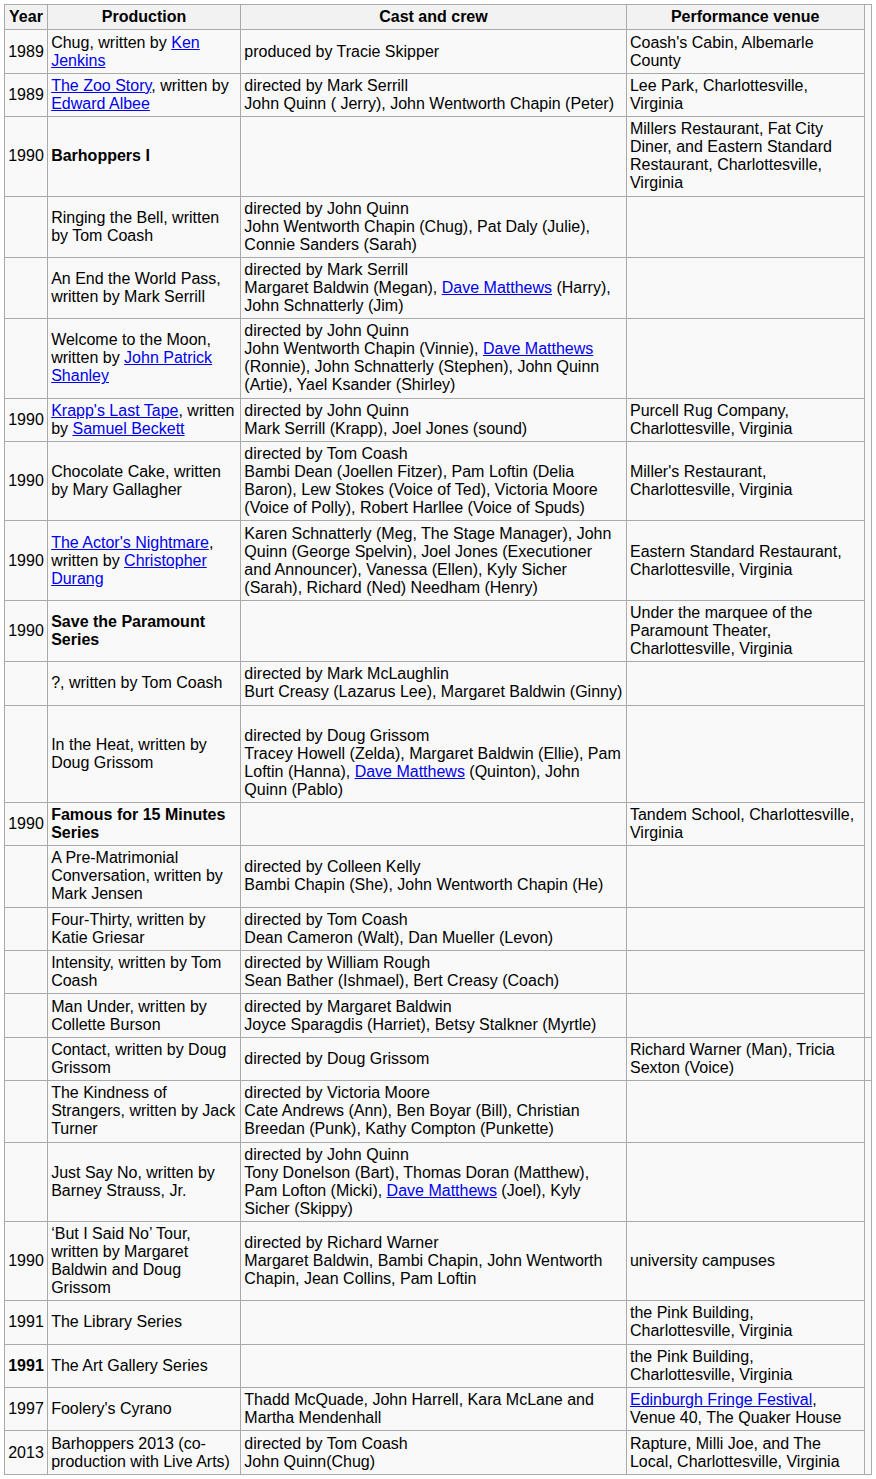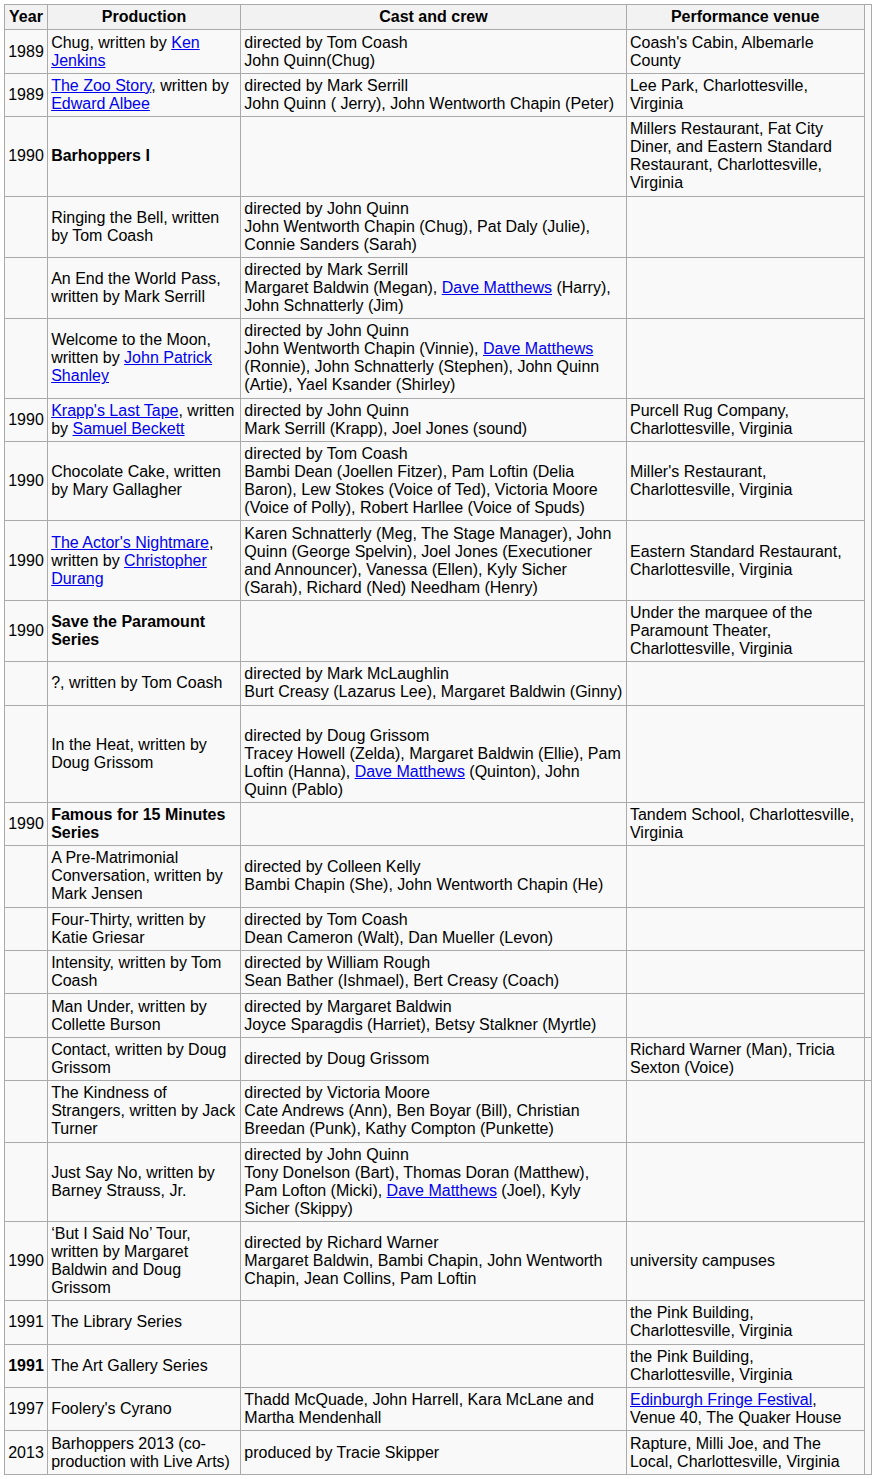(342, 51) produced by Tracie Skipper -> (326, 51) directed by Tom Coash John Quinn(Chug)
(326, 1452) directed by Tom Coash John Quinn(Chug) -> (342, 1452) produced by Tracie Skipper
